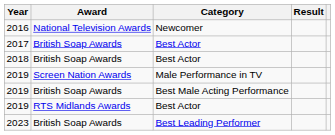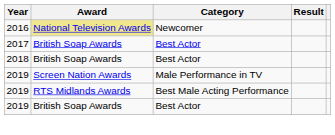(92, 28) no background -> (92, 28) khaki background
(78, 91) British Soap Awards -> (82, 91) RTS Midlands Awards
(82, 106) RTS Midlands Awards -> (78, 106) British Soap Awards
- row: (18, 122)
